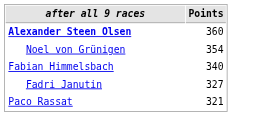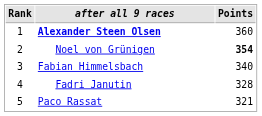+ column: (20, 14)
(215, 50) normal -> (244, 50) bold
(215, 84) 327 -> (244, 84) 328
